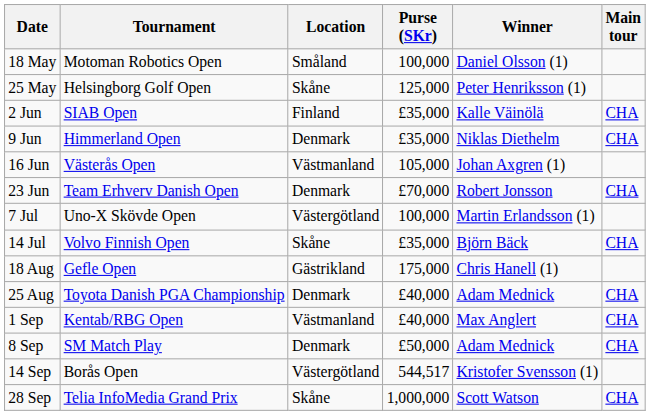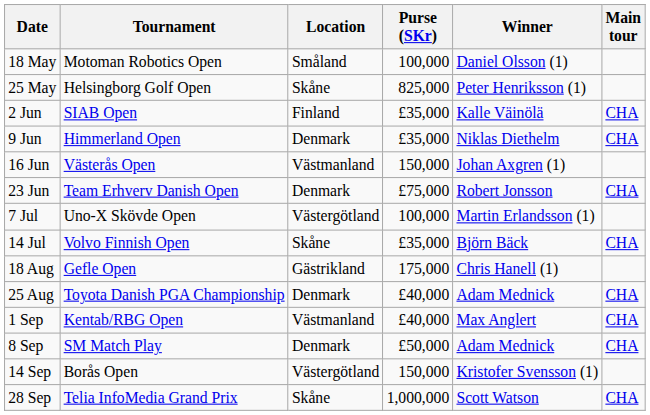(424, 87) 125,000 -> (424, 87) 825,000
(424, 165) 105,000 -> (424, 165) 150,000
(424, 191) £70,000 -> (424, 191) £75,000
(424, 371) 544,517 -> (424, 371) 150,000
